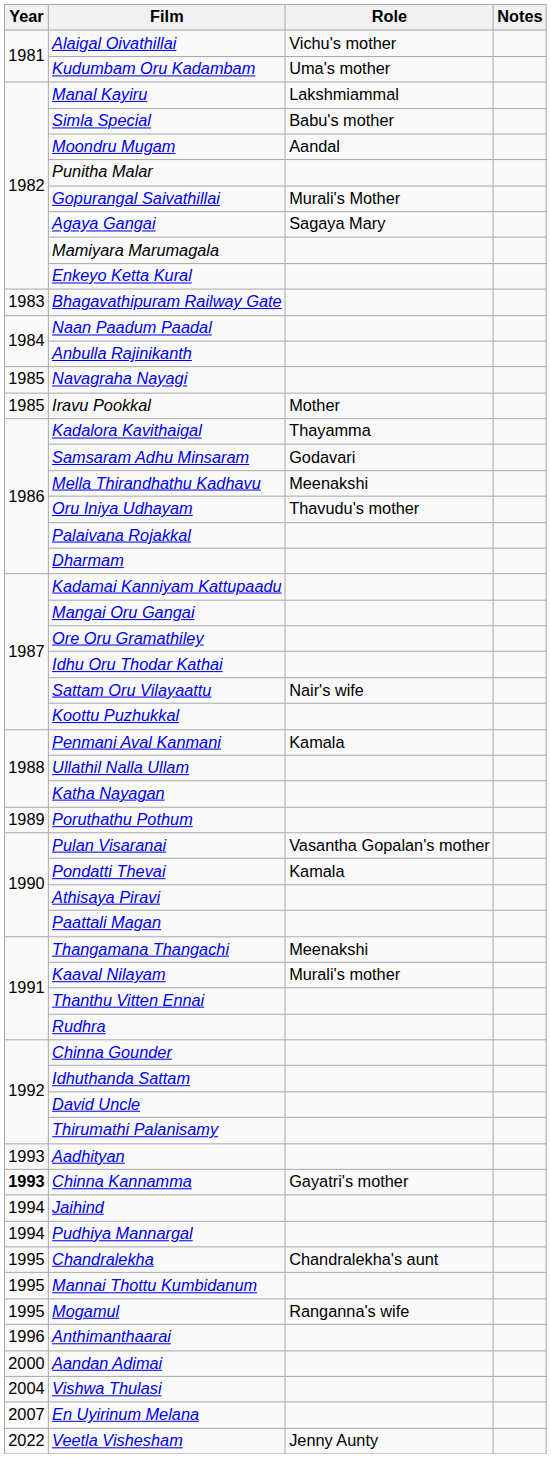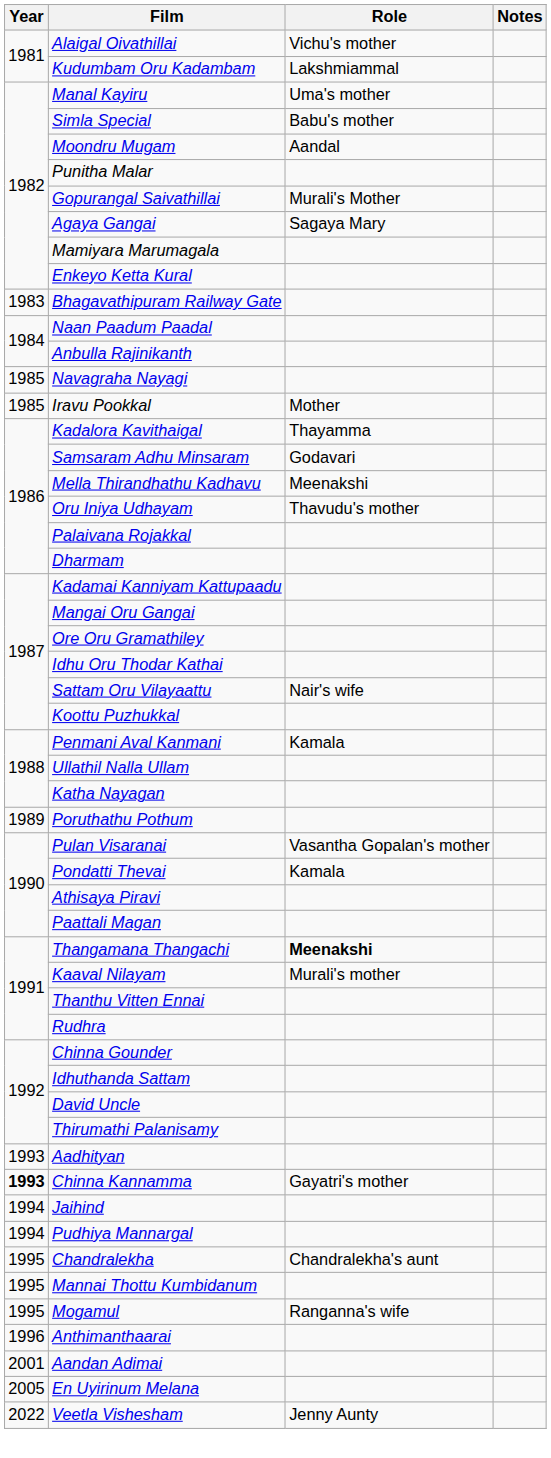(340, 69) Uma's mother -> (344, 69) Lakshmiammal
(344, 95) Lakshmiammal -> (340, 95) Uma's mother
(329, 949) normal -> (331, 949) bold
(26, 1363) 2000 -> (26, 1363) 2001
- row: (107, 1389)
(26, 1415) 2007 -> (26, 1389) 2005
